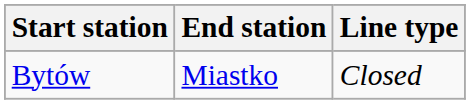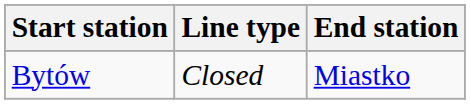columns swapped: (254, 27) <-> (399, 27)
